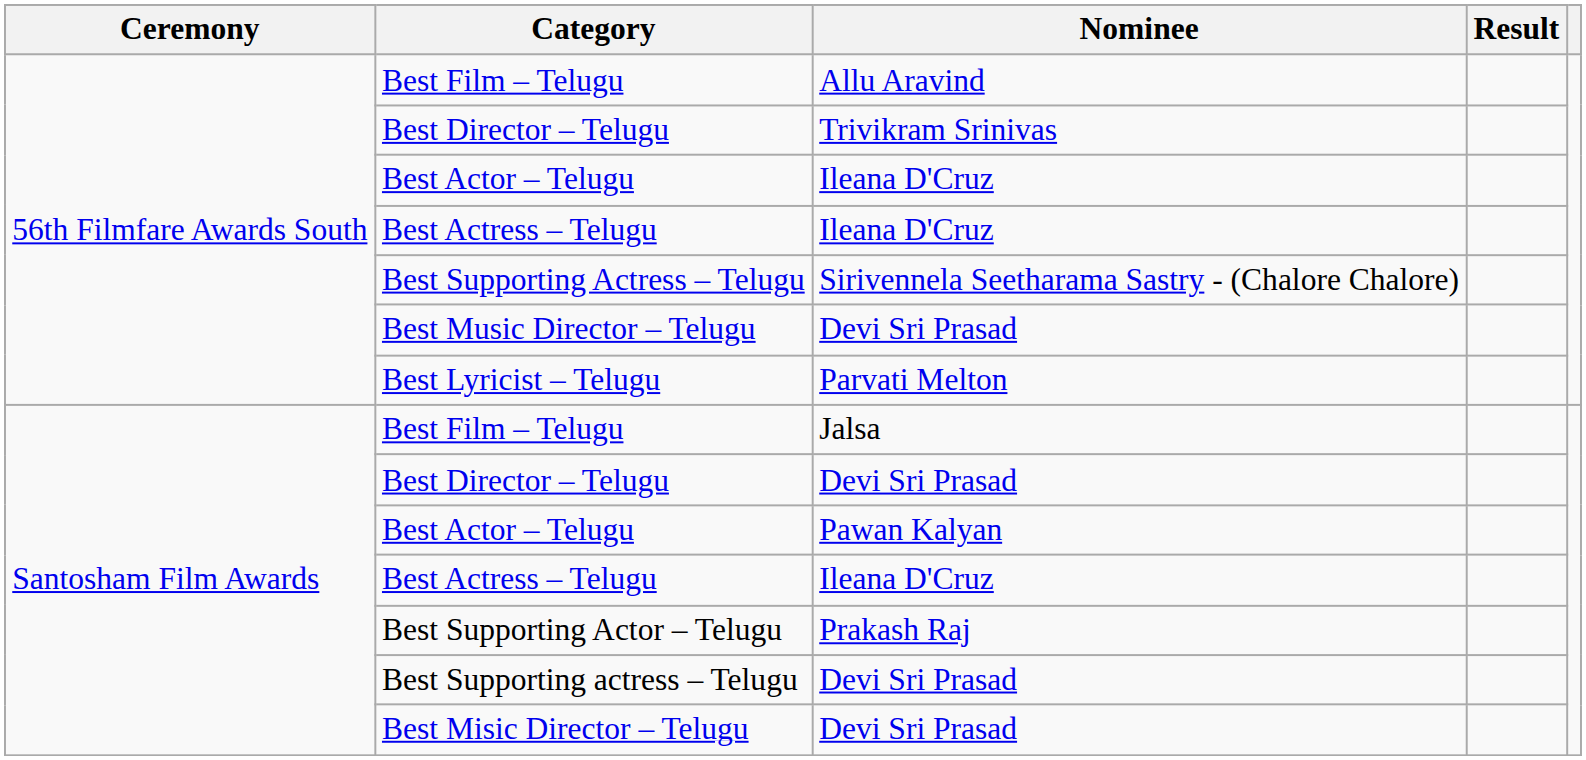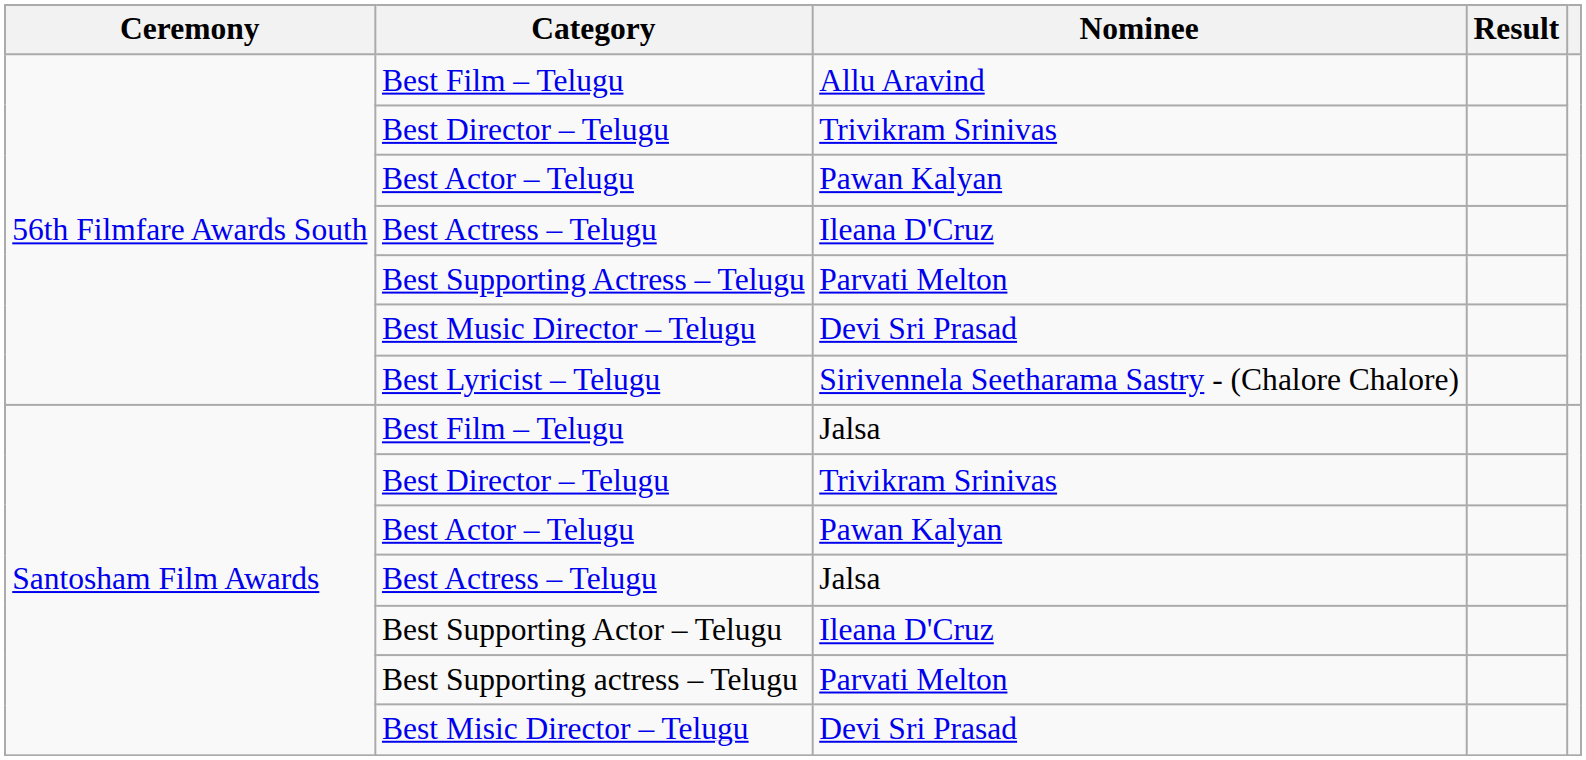(907, 179) Ileana D'Cruz -> (911, 179) Pawan Kalyan
(1139, 279) Sirivennela Seetharama Sastry - (Chalore Chalore) -> (913, 279) Parvati Melton
(913, 379) Parvati Melton -> (1139, 379) Sirivennela Seetharama Sastry - (Chalore Chalore)
(918, 479) Devi Sri Prasad -> (938, 479) Trivikram Srinivas
(907, 579) Ileana D'Cruz -> (850, 579) Jalsa
(895, 629) Prakash Raj -> (907, 629) Ileana D'Cruz
(918, 679) Devi Sri Prasad -> (913, 679) Parvati Melton
